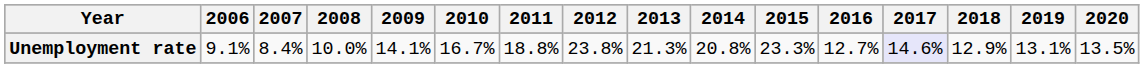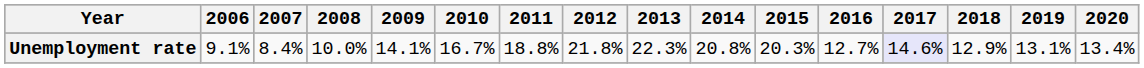(595, 48) 23.8% -> (595, 48) 21.8%
(659, 48) 21.3% -> (659, 48) 22.3%
(787, 48) 23.3% -> (787, 48) 20.3%
(1107, 48) 13.5% -> (1107, 48) 13.4%
